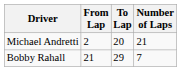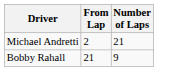- column: (122, 18)
(139, 58) 7 -> (116, 58) 9
